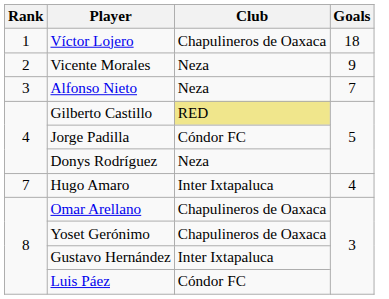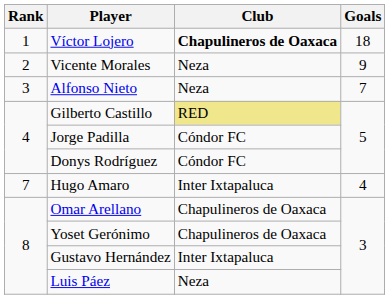(252, 40) normal -> (257, 40) bold
(193, 161) Neza -> (212, 161) Cóndor FC
(212, 281) Cóndor FC -> (193, 281) Neza
